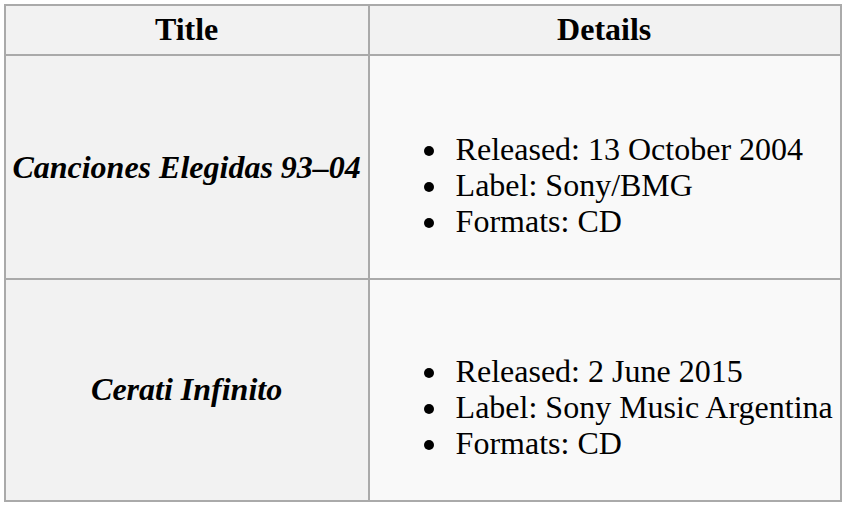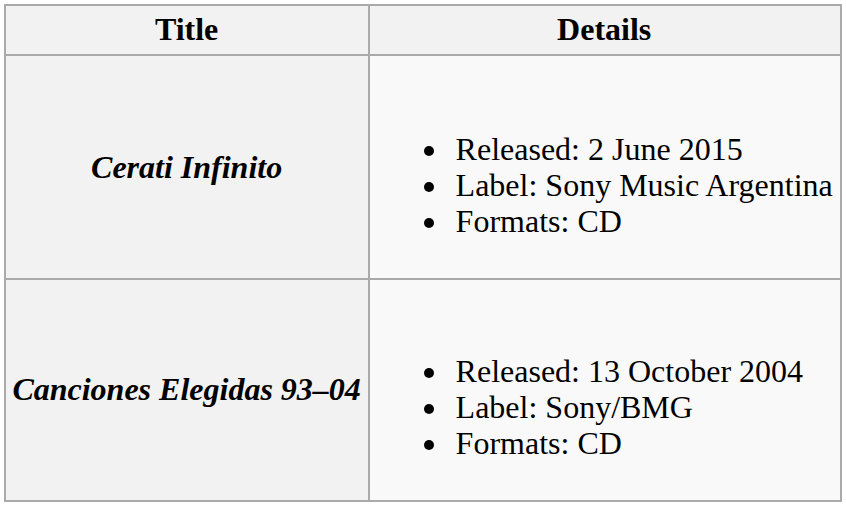rows swapped: (187, 166) <-> (187, 389)
